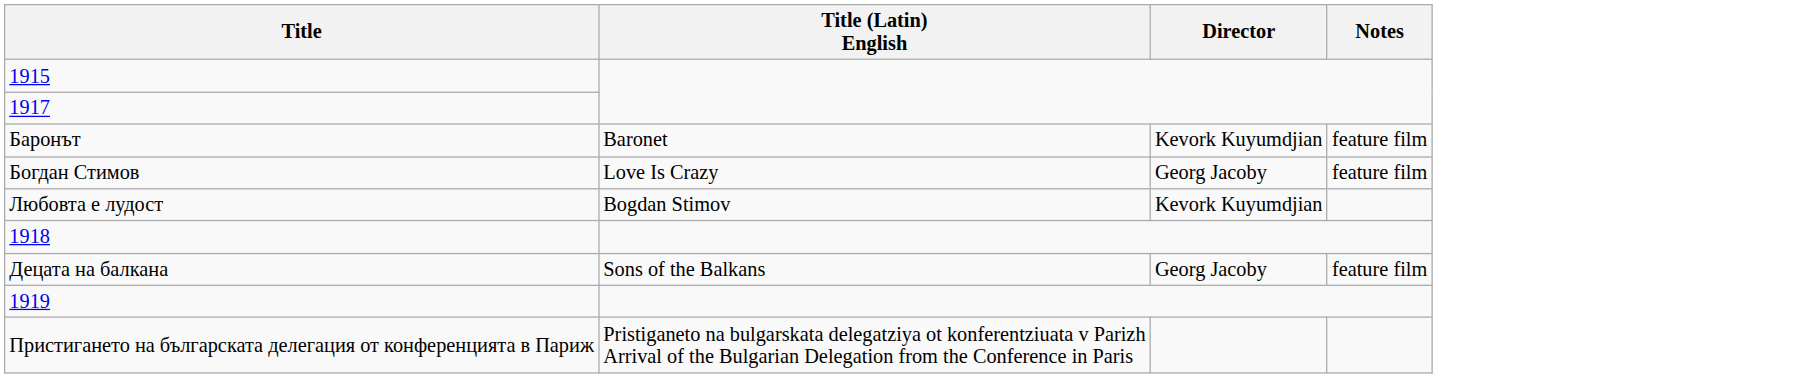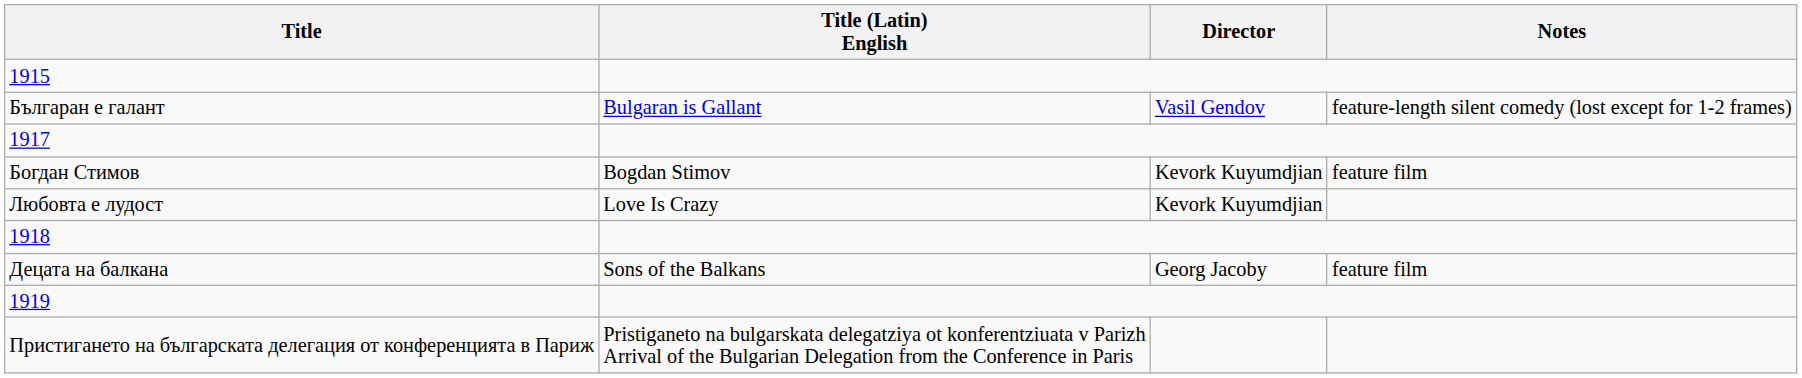+ row: (87, 107)
- row: (45, 140)
(661, 172) Love Is Crazy -> (667, 172) Bogdan Stimov
(1211, 172) Georg Jacoby -> (1239, 172) Kevork Kuyumdjian
(667, 204) Bogdan Stimov -> (661, 204) Love Is Crazy
